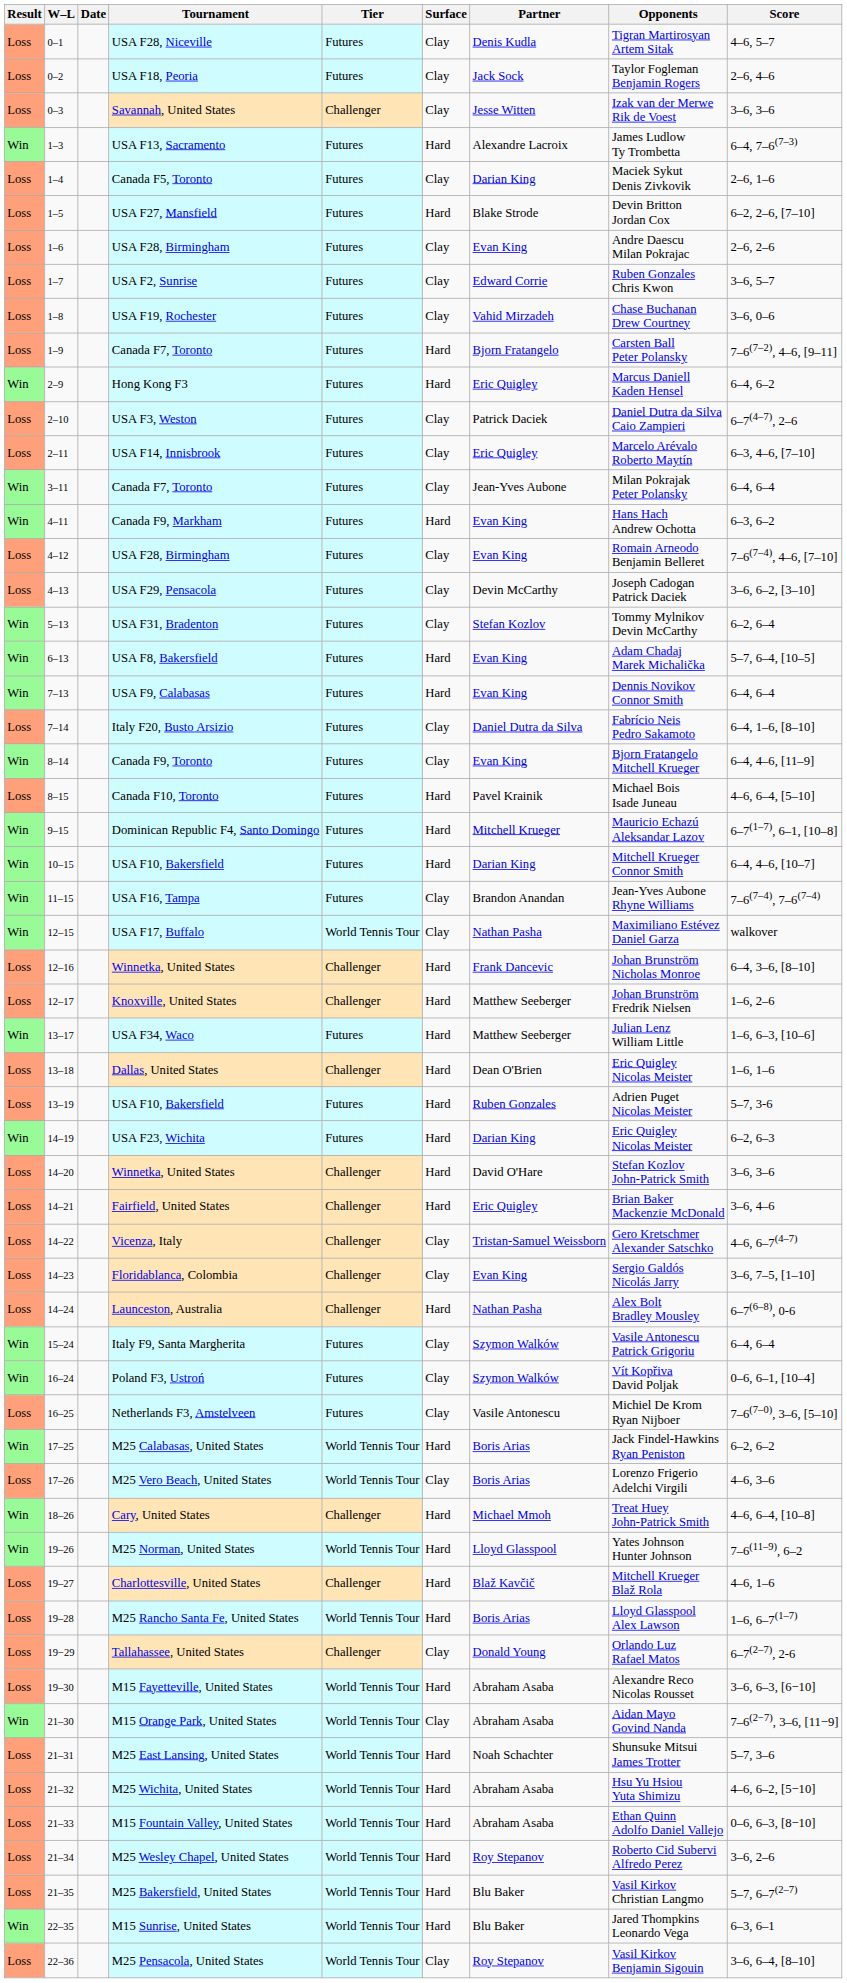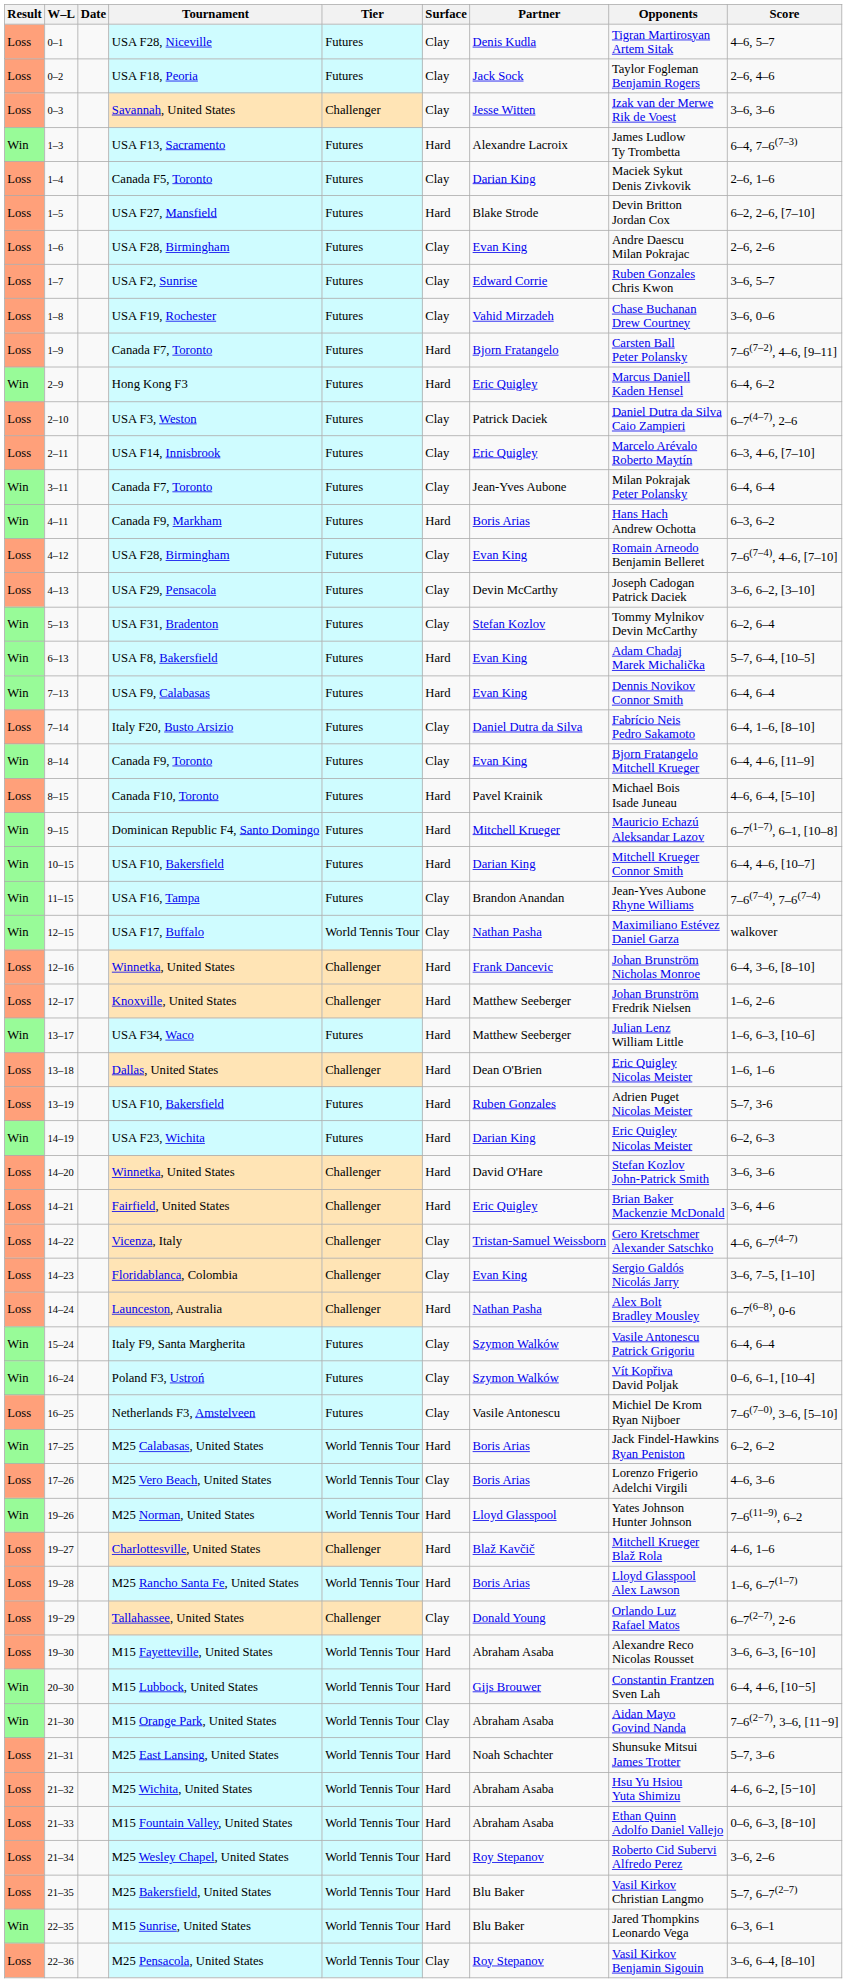(500, 521) Evan King -> (501, 521) Boris Arias
- row: (61, 1515)
+ row: (61, 1687)
